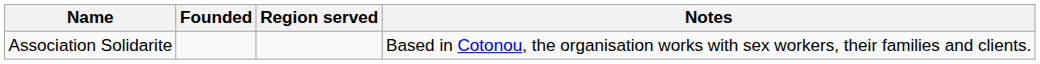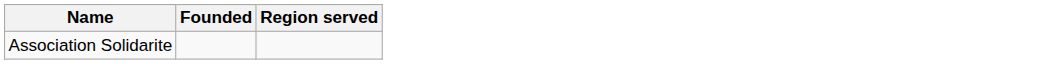- column: (709, 18)
